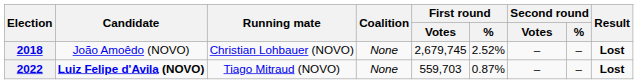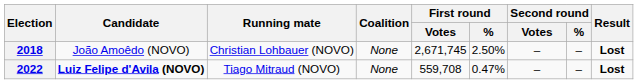(440, 50) 2,679,745 -> (440, 50) 2,671,745
(488, 50) 2.52% -> (488, 50) 2.50%
(440, 69) 559,703 -> (440, 69) 559,708
(488, 69) 0.87% -> (488, 69) 0.47%
